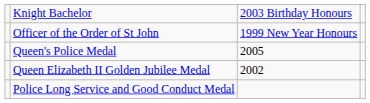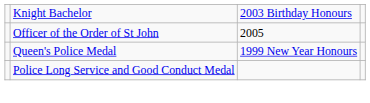(299, 32) 1999 New Year Honours -> (252, 32) 2005
(252, 51) 2005 -> (299, 51) 1999 New Year Honours
- row: (111, 70)
